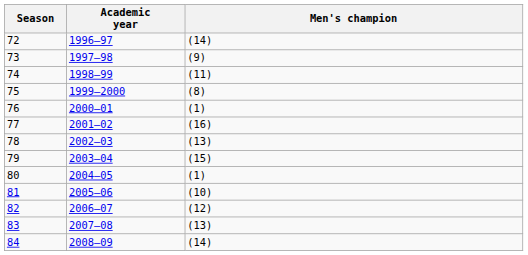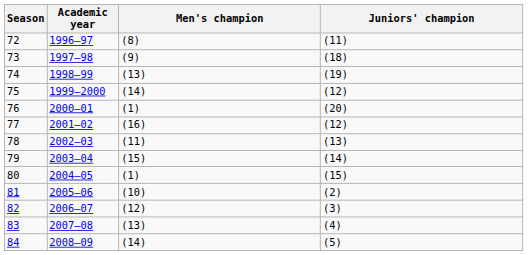+ column: (422, 19)
(200, 42) (14) -> (131, 42) (8)
(200, 75) (11) -> (134, 75) (13)
(197, 92) (8) -> (134, 92) (14)
(200, 142) (13) -> (134, 142) (11)
